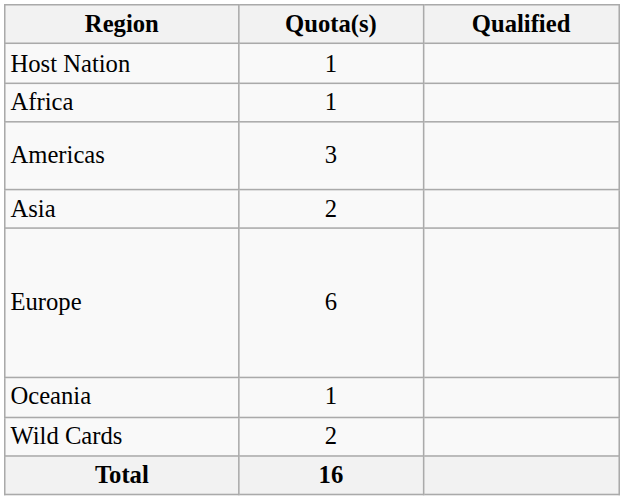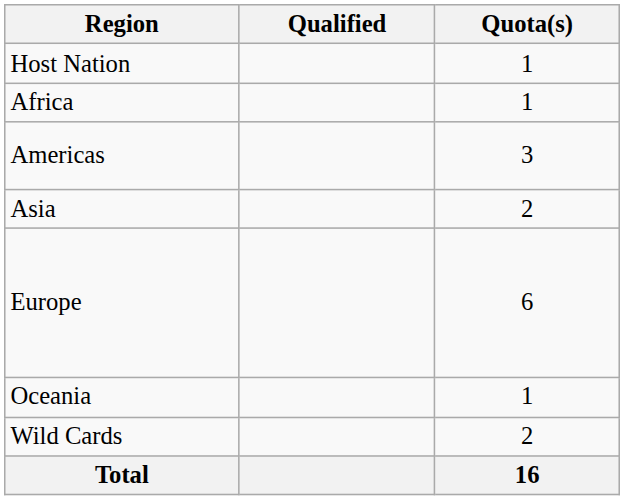columns swapped: (331, 24) <-> (521, 24)
